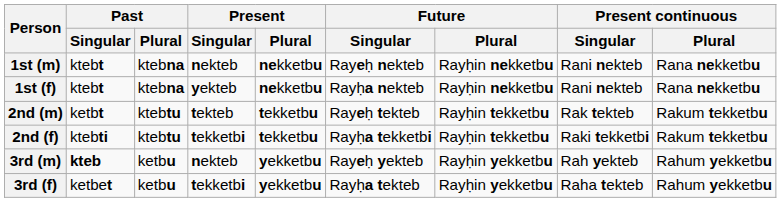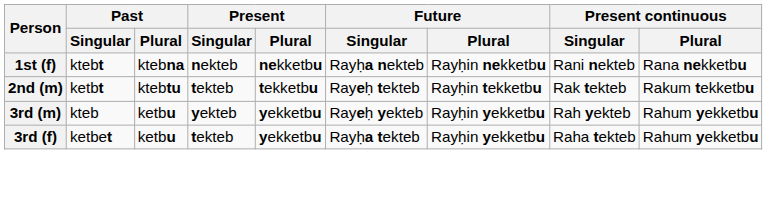- row: (35, 64)
(214, 88) yekteb -> (214, 64) nekteb
- row: (35, 137)
(86, 161) bold -> (84, 112) normal
(214, 161) nekteb -> (214, 112) yekteb
(218, 185) tekketbi -> (212, 137) tekteb
